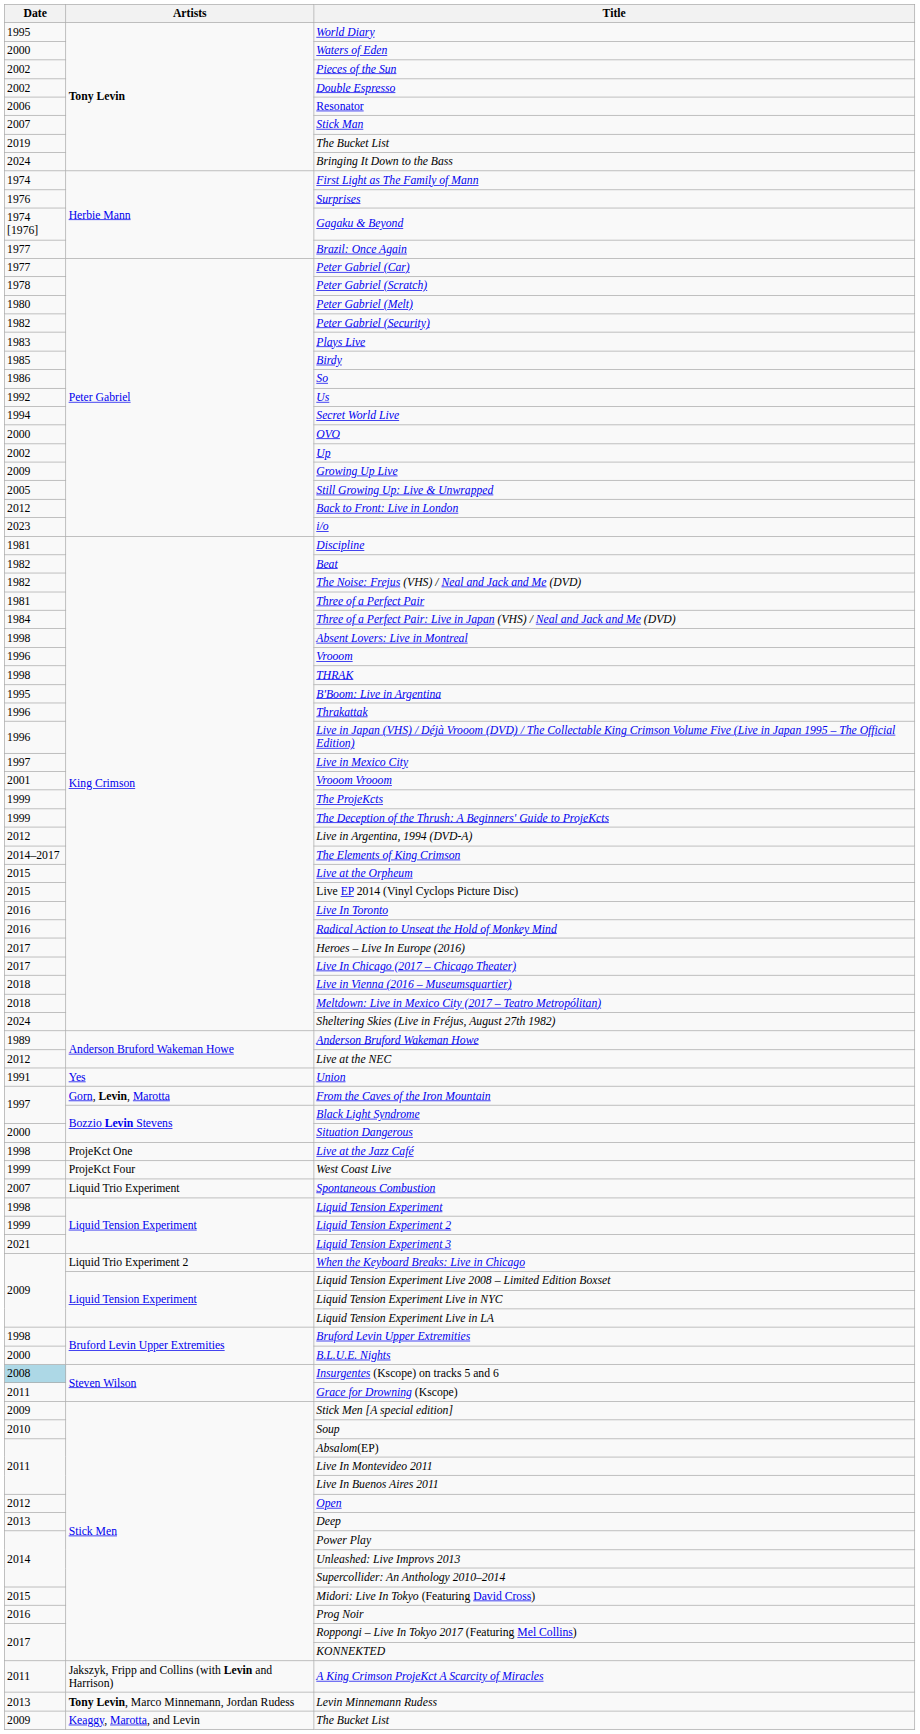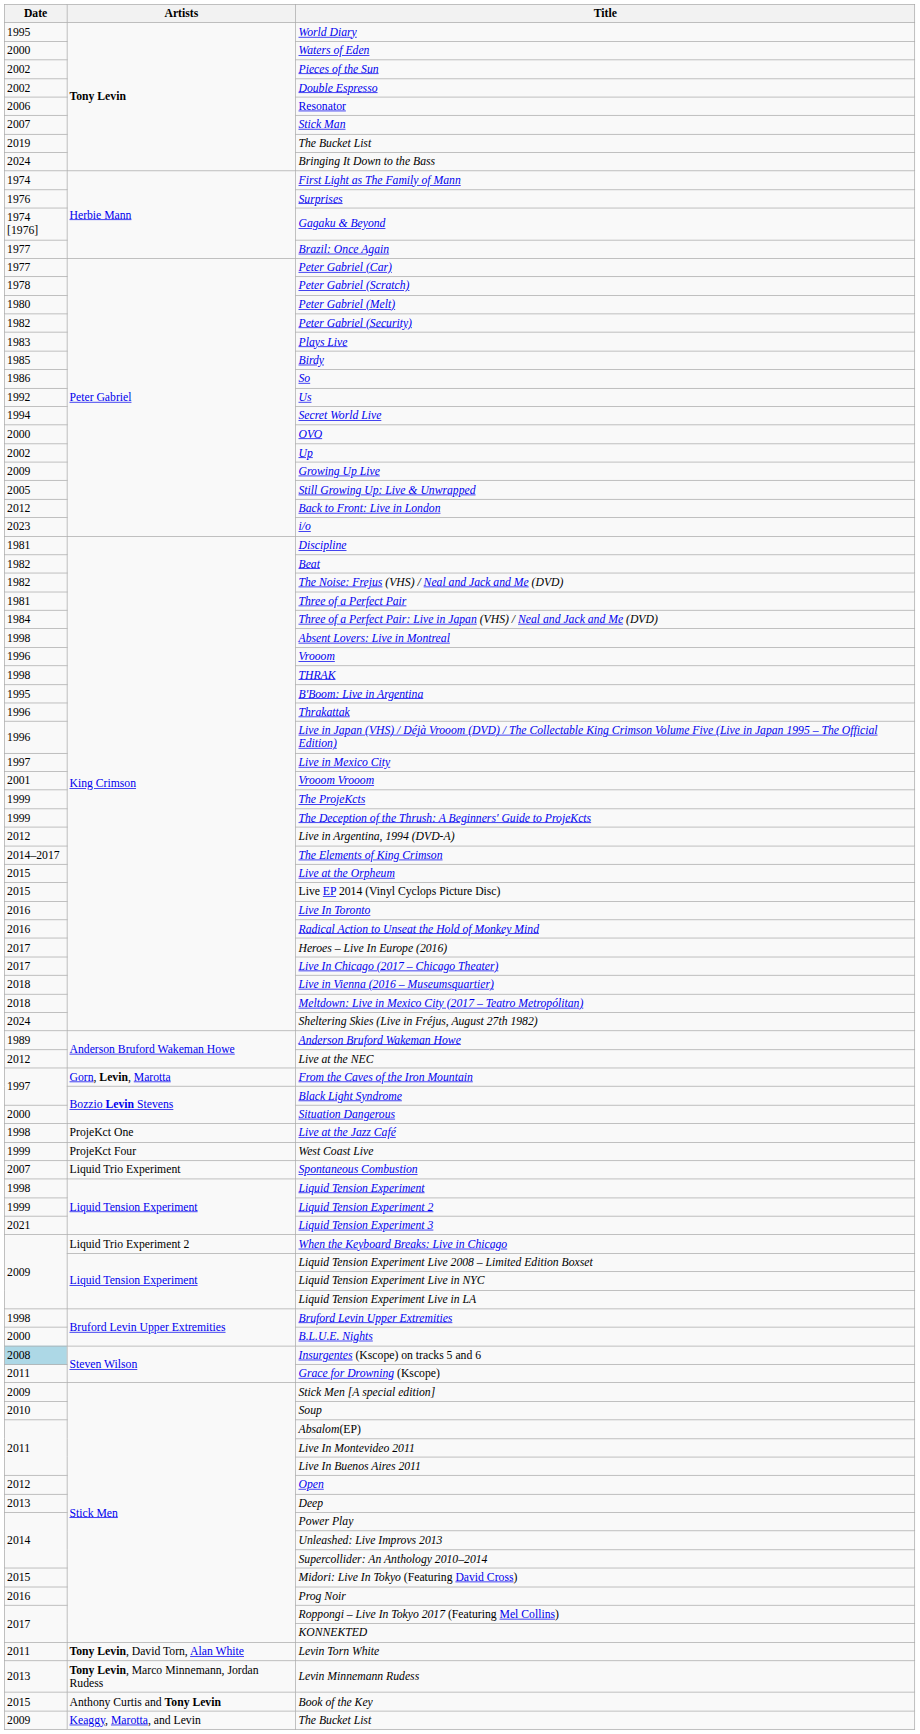- row: (77, 1077)
- row: (170, 1676)
+ row: (157, 1651)
+ row: (145, 1701)
